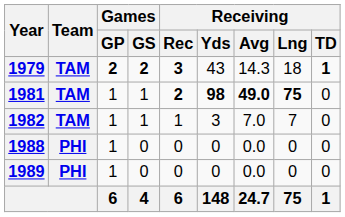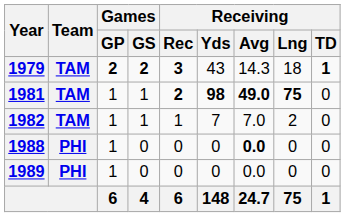(216, 120) 3 -> (216, 120) 7
(292, 120) 7 -> (292, 120) 2
(254, 146) normal -> (254, 146) bold
